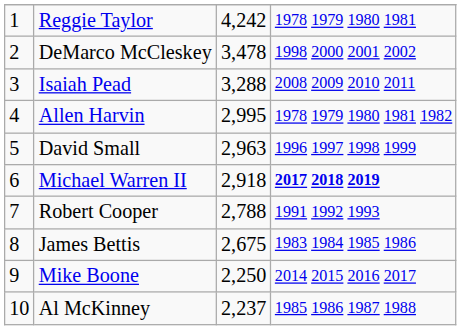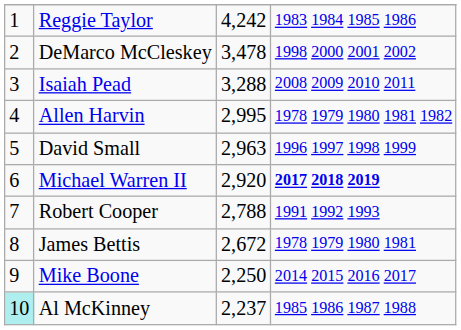(345, 20) 1978 1979 1980 1981 -> (345, 20) 1983 1984 1985 1986
(244, 180) 2,918 -> (244, 180) 2,920
(244, 244) 2,675 -> (244, 244) 2,672
(345, 244) 1983 1984 1985 1986 -> (345, 244) 1978 1979 1980 1981
(19, 308) no background -> (19, 308) paleturquoise background
